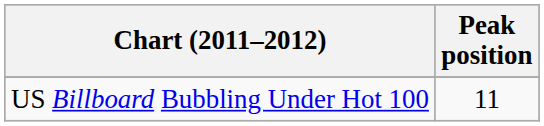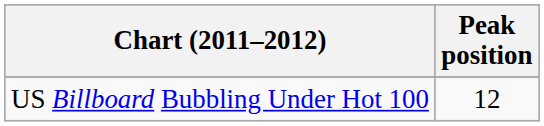(487, 98) 11 -> (487, 98) 12
